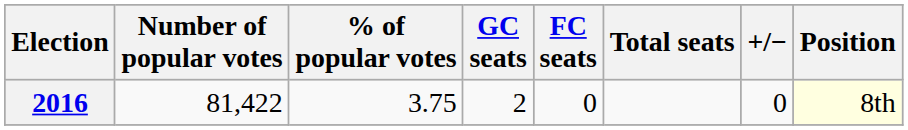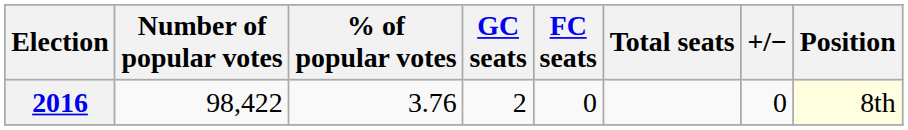(244, 102) 81,422 -> (244, 102) 98,422
(432, 102) 3.75 -> (432, 102) 3.76
